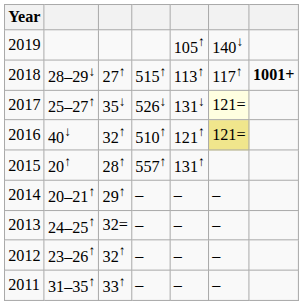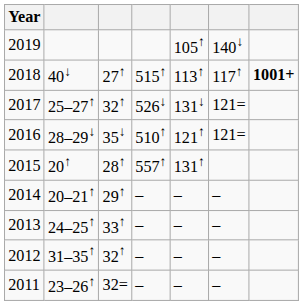(72, 75) 28–29↓ -> (59, 75) 40↓
(114, 105) 35↓ -> (114, 105) 32↑
(229, 105) lightyellow background -> (229, 105) no background
(59, 135) 40↓ -> (72, 135) 28–29↓
(114, 135) 32↑ -> (114, 135) 35↓
(229, 135) khaki background -> (229, 135) no background
(115, 225) 32= -> (114, 225) 33↑
(72, 255) 23–26↑ -> (72, 255) 31–35↑
(72, 285) 31–35↑ -> (72, 285) 23–26↑
(114, 285) 33↑ -> (115, 285) 32=
